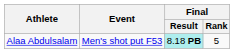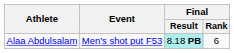(216, 41) 5 -> (216, 41) 6
